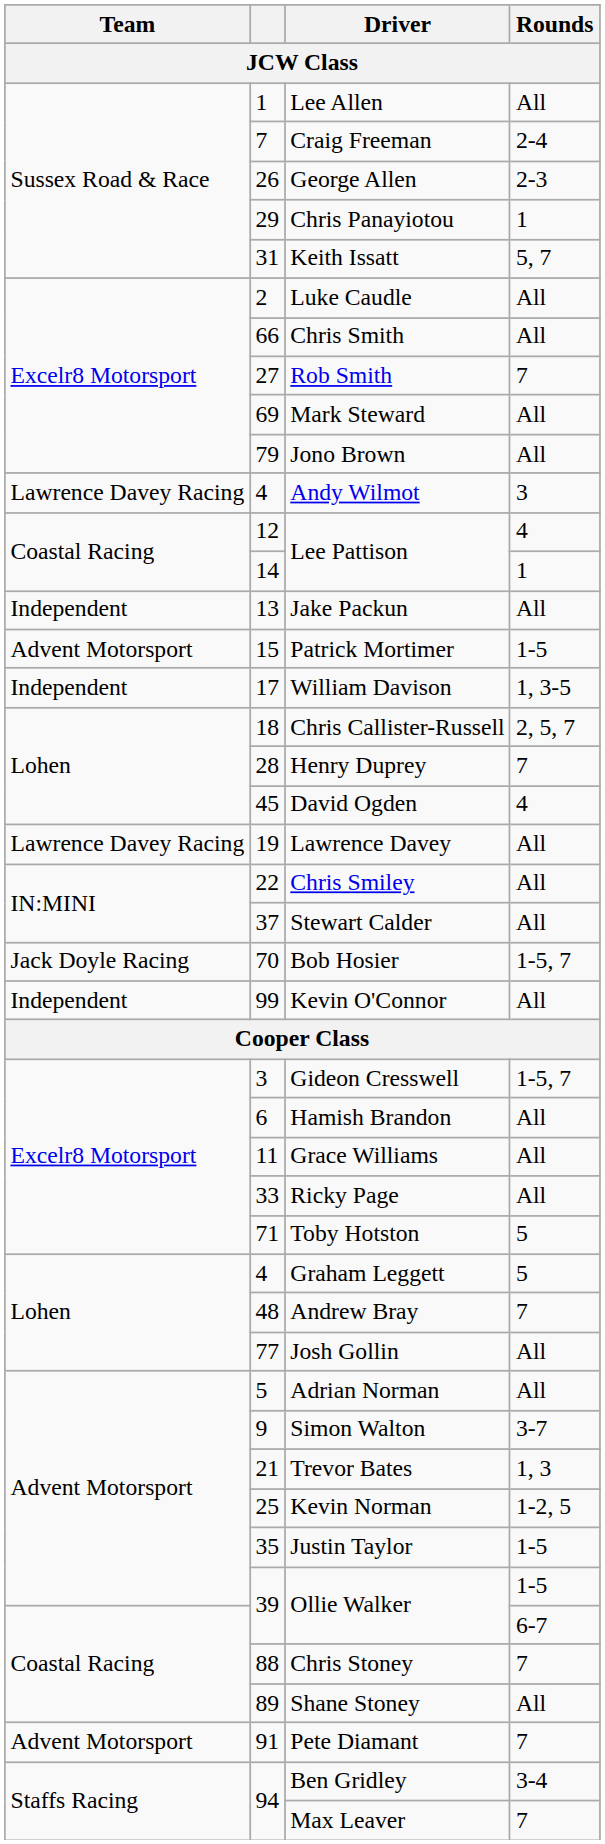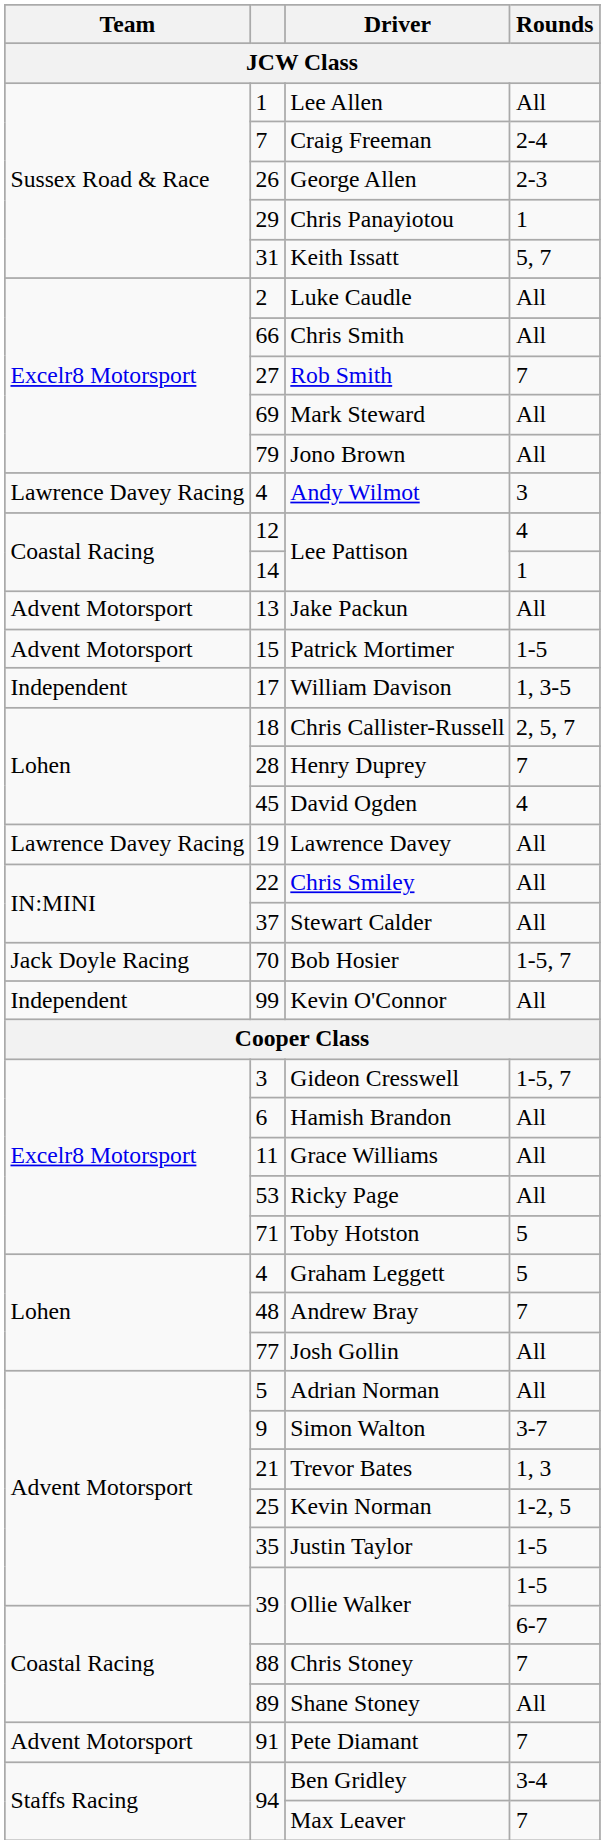(69, 609) Independent -> (101, 609) Advent Motorsport
(267, 1194) 33 -> (267, 1194) 53
